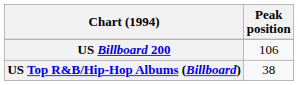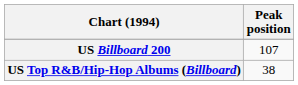(269, 49) 106 -> (269, 49) 107
